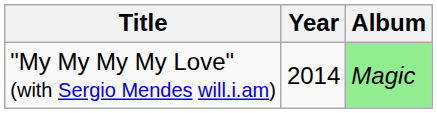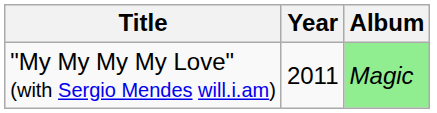(314, 75) 2014 -> (313, 75) 2011
